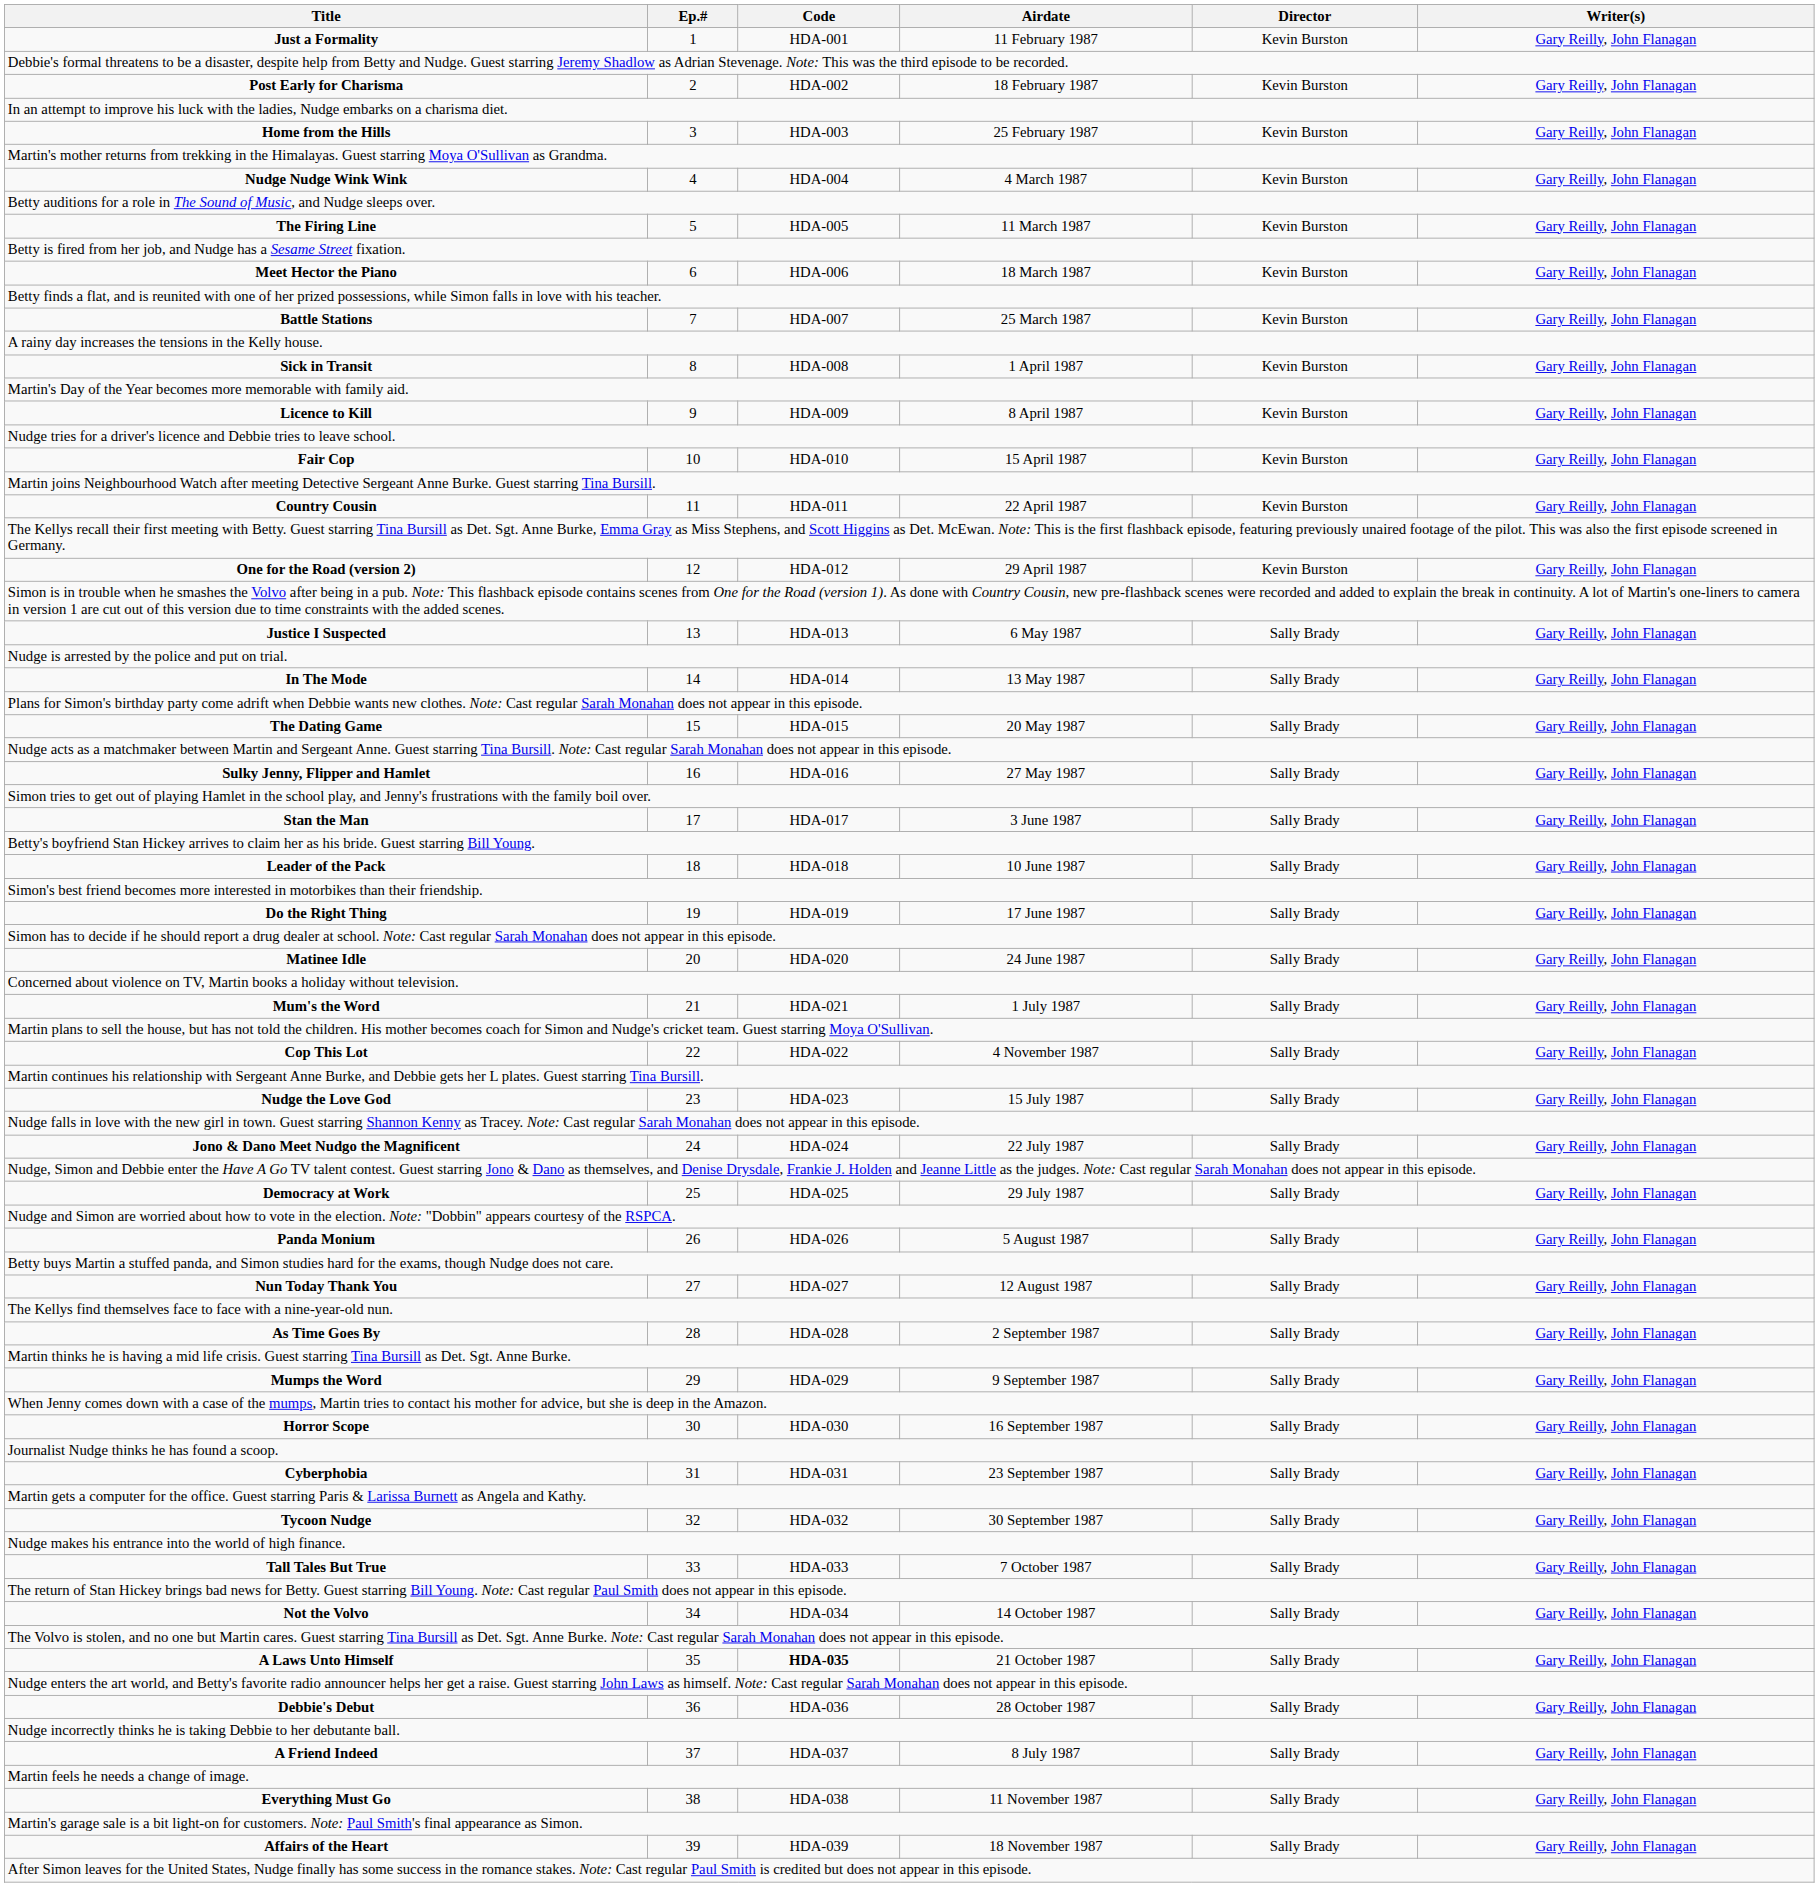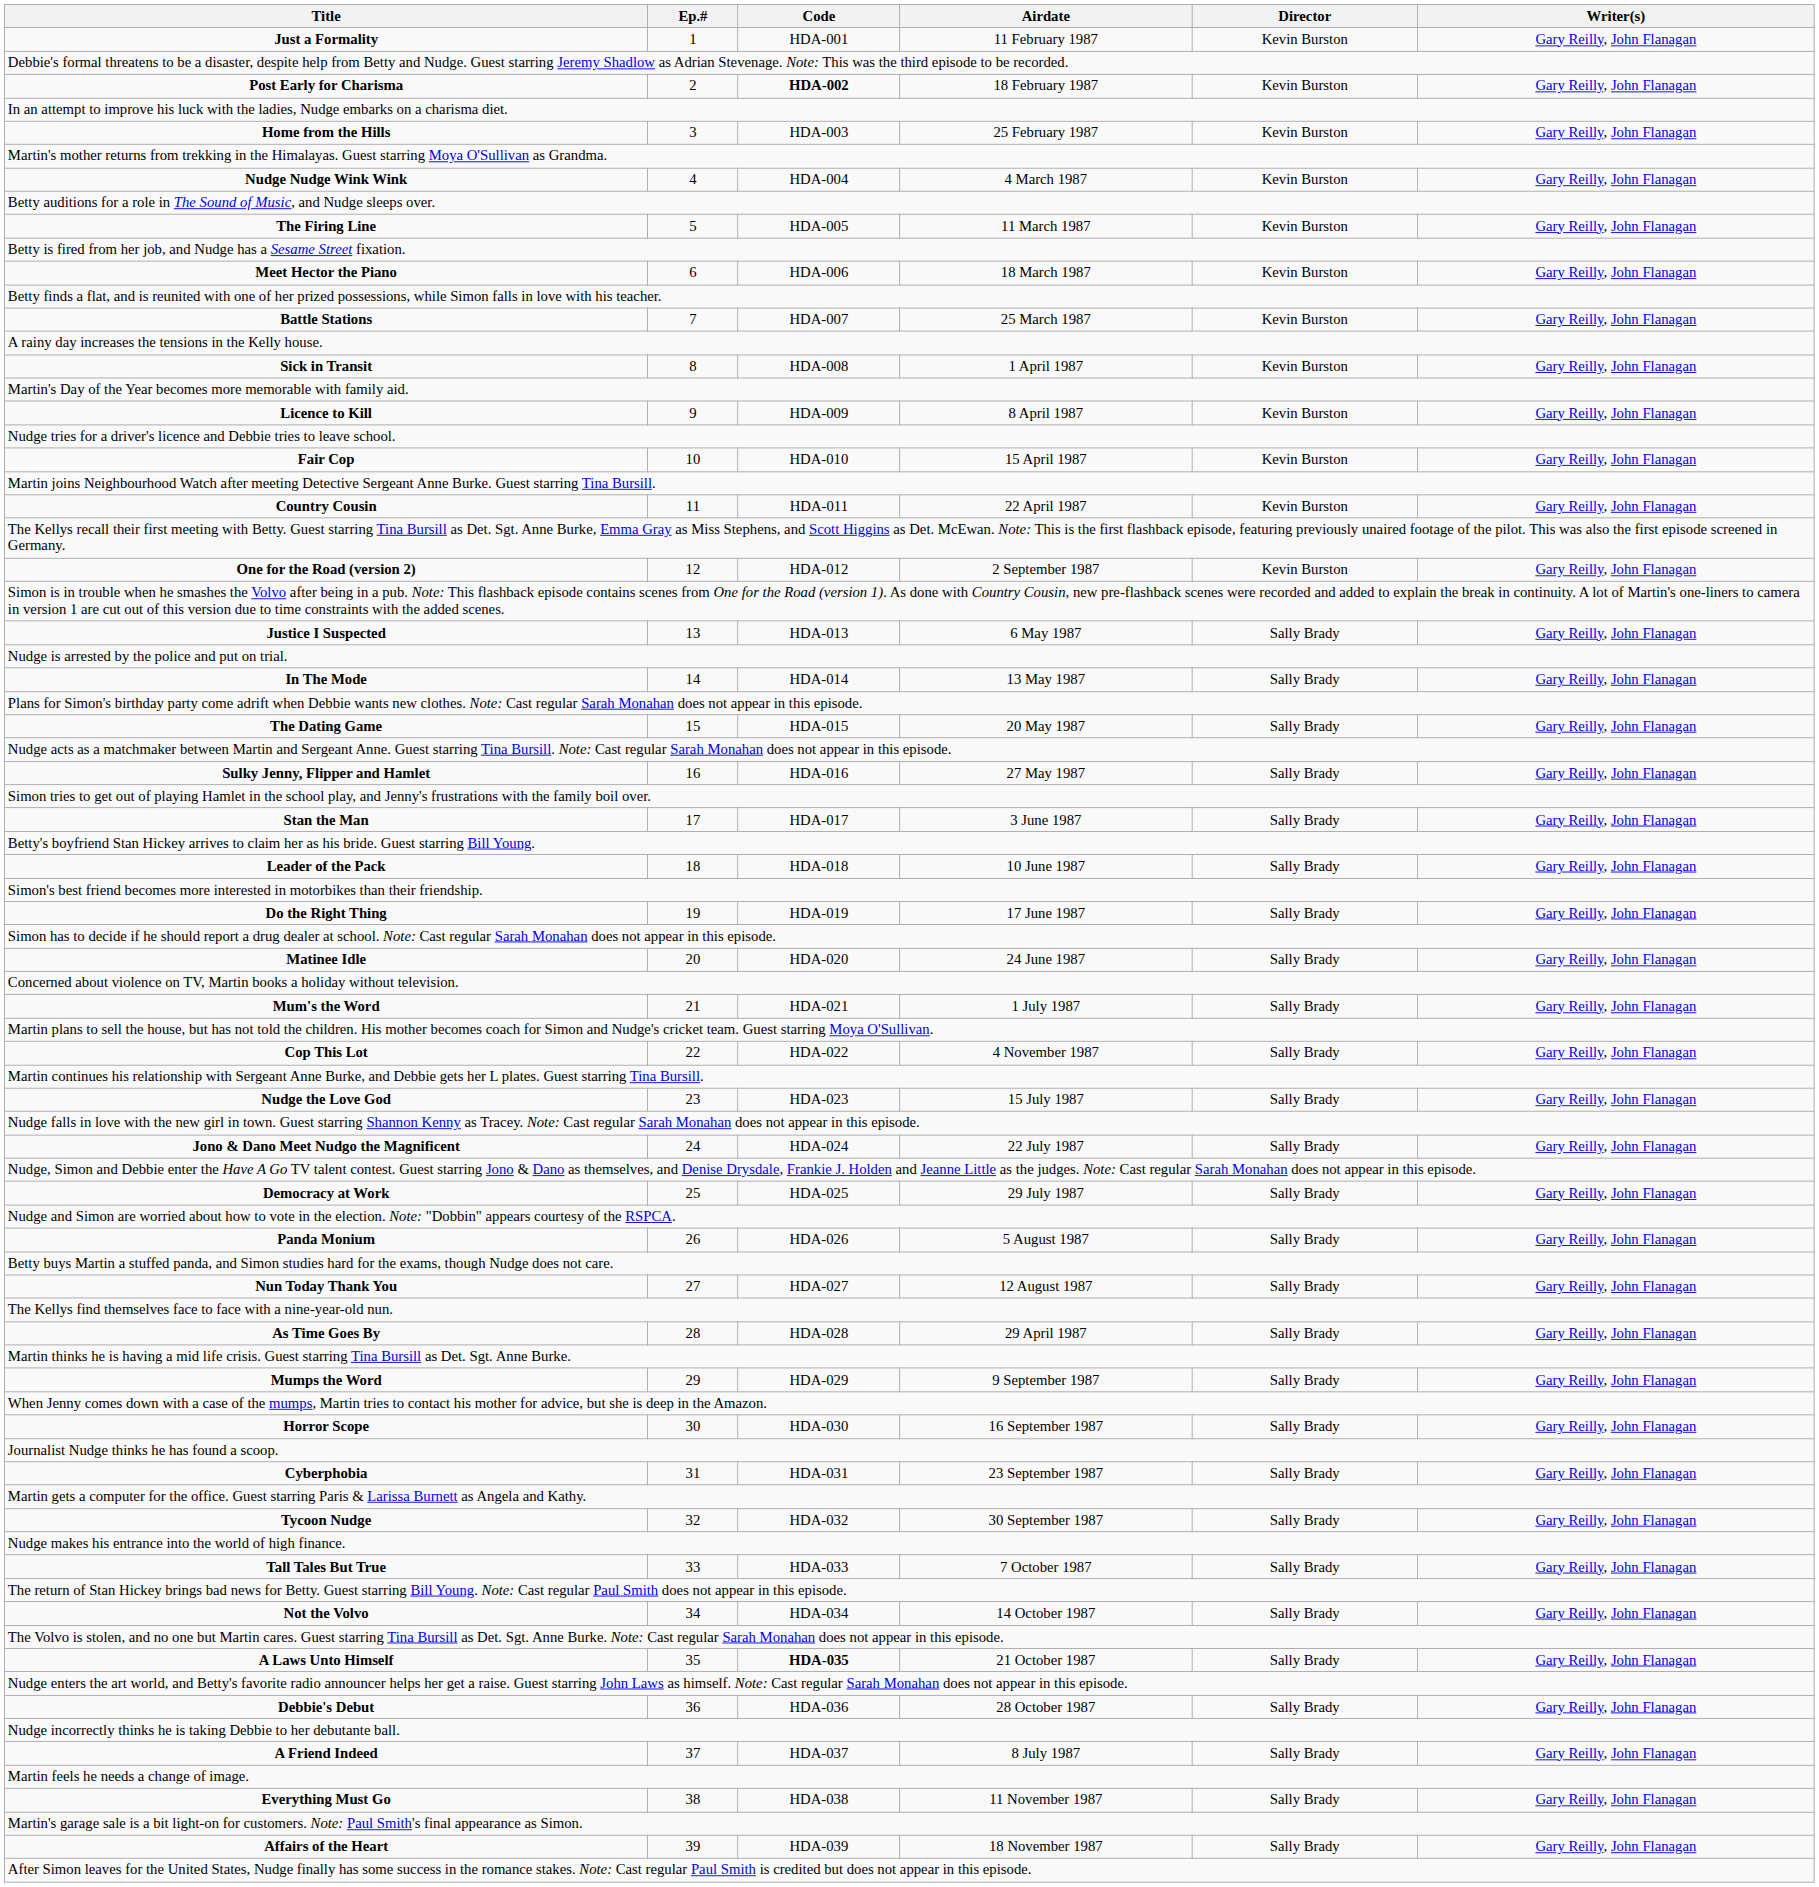(819, 86) normal -> (819, 86) bold
(1046, 569) 29 April 1987 -> (1046, 569) 2 September 1987
(1046, 1333) 2 September 1987 -> (1046, 1333) 29 April 1987
